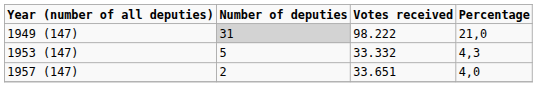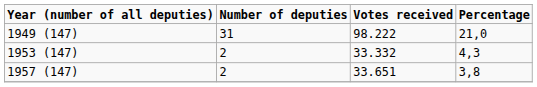(227, 33) lightgrey background -> (227, 33) no background
(223, 53) 5 -> (223, 53) 2
(469, 72) 4,0 -> (469, 72) 3,8
